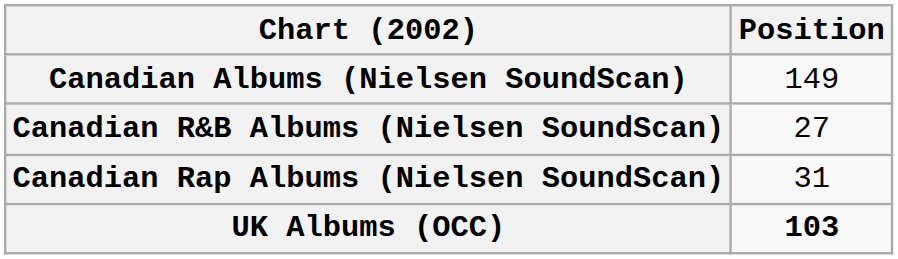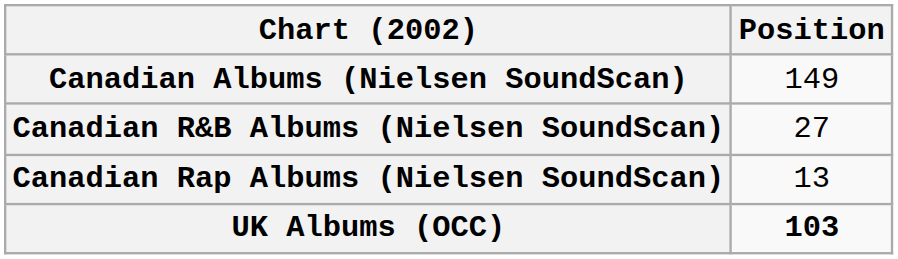(812, 179) 31 -> (812, 179) 13
